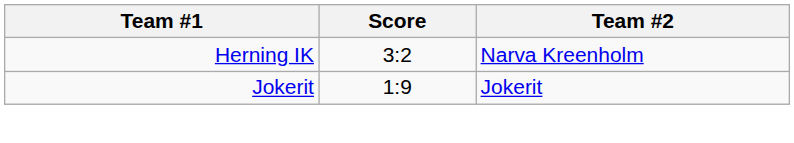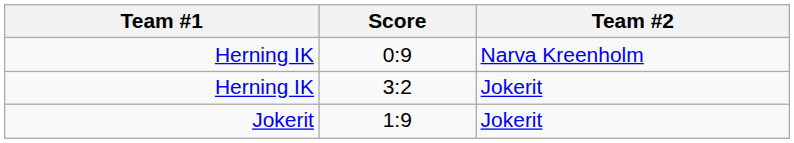+ row: (397, 54)
(562, 54) Narva Kreenholm -> (511, 87) Jokerit
